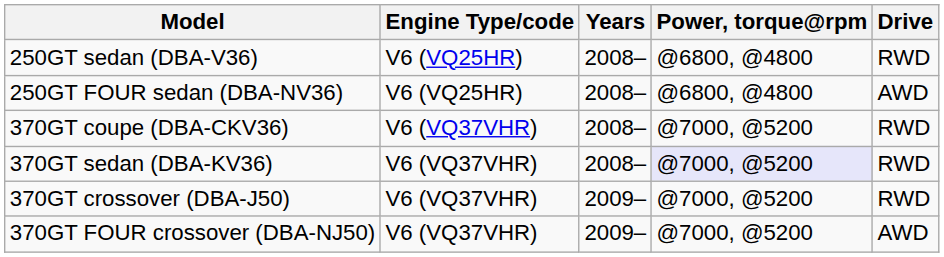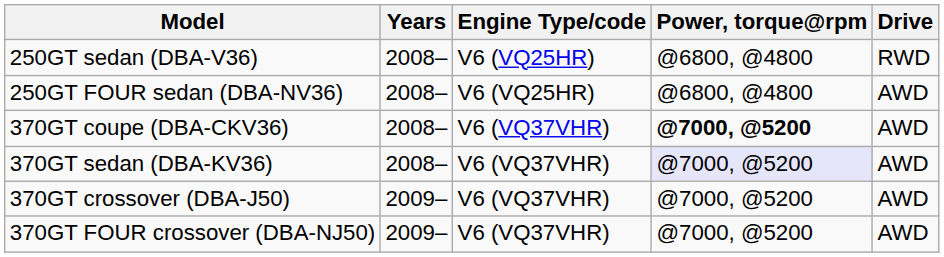columns swapped: (615, 22) <-> (480, 22)
(735, 127) normal -> (734, 127) bold
(904, 127) RWD -> (903, 127) AWD
(904, 163) RWD -> (903, 163) AWD
(904, 198) RWD -> (903, 198) AWD
